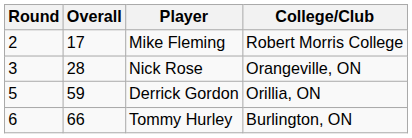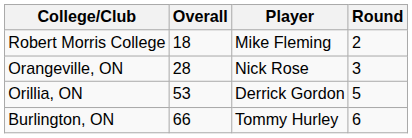columns swapped: (34, 17) <-> (325, 17)
(76, 42) 17 -> (182, 42) 18
(76, 94) 59 -> (182, 94) 53
